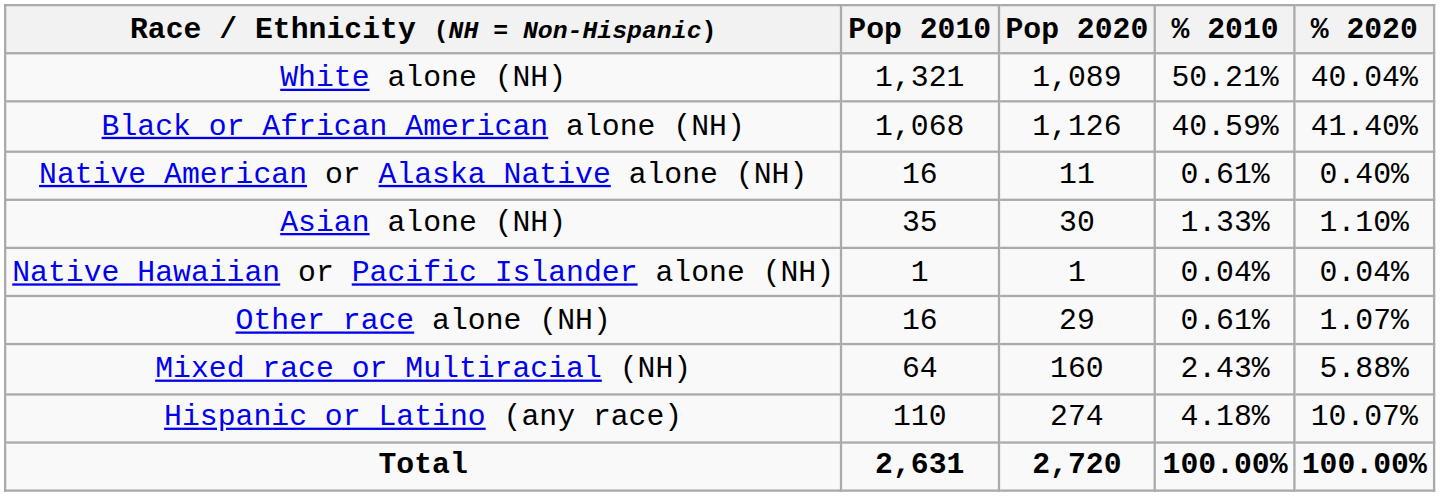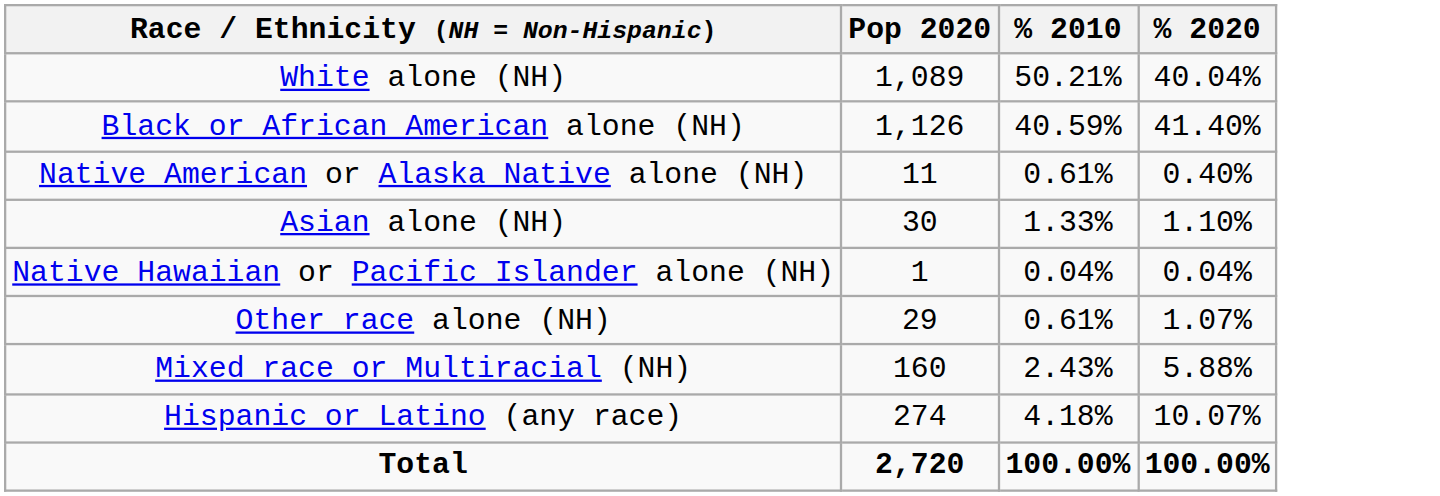- column: (920, 29)
